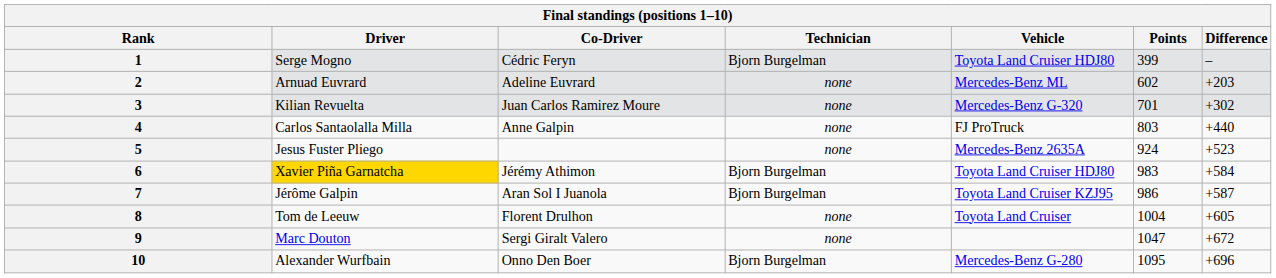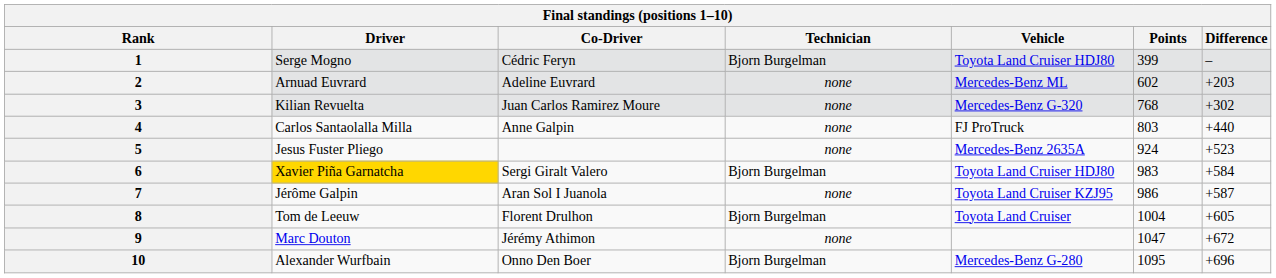(1148, 104) 701 -> (1148, 104) 768
(548, 171) Jérémy Athimon -> (555, 171) Sergi Giralt Valero
(777, 194) Bjorn Burgelman -> (838, 194) none
(838, 216) none -> (777, 216) Bjorn Burgelman
(555, 238) Sergi Giralt Valero -> (548, 238) Jérémy Athimon
